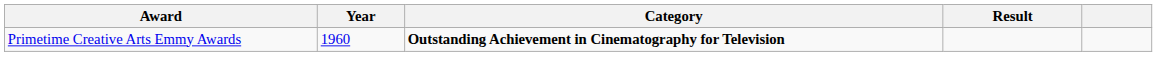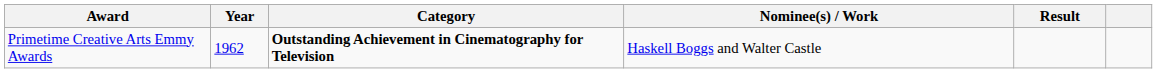+ column: (819, 16)
(335, 39) 1960 -> (229, 47) 1962
